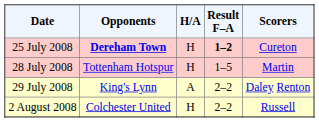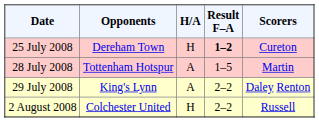(128, 47) bold -> (128, 47) normal
(190, 67) H -> (190, 67) A
